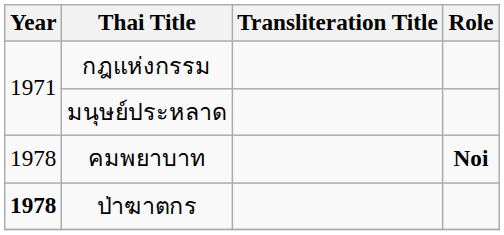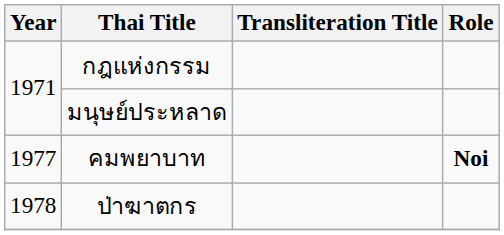(33, 158) 1978 -> (33, 158) 1977
(33, 205) bold -> (33, 205) normal
